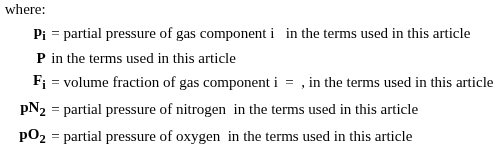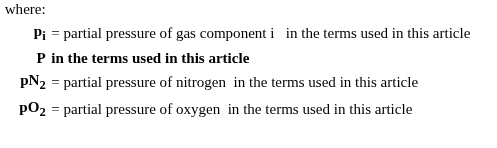(144, 58) normal -> (150, 58) bold
- row: (39, 82)
